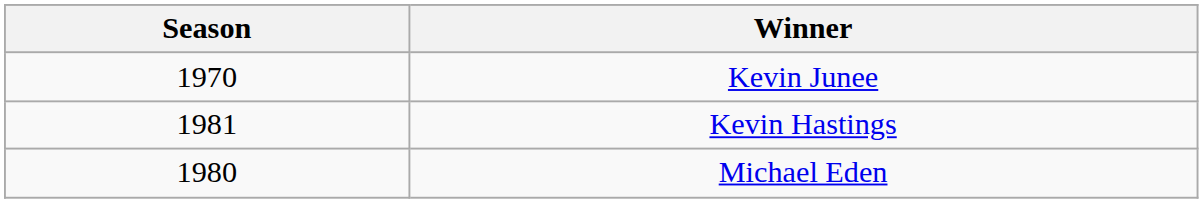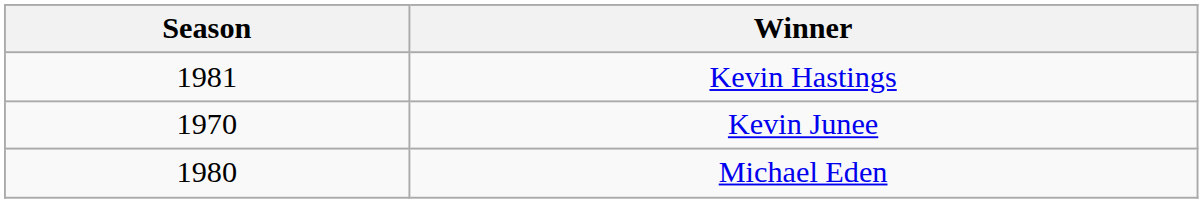rows swapped: (803, 76) <-> (803, 124)
